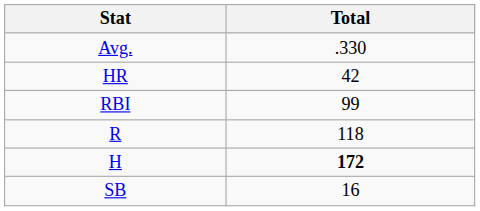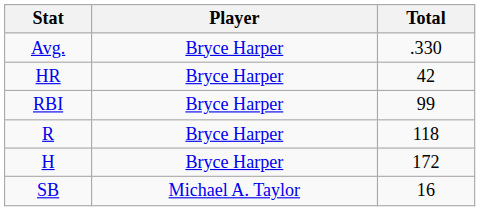+ column: (234, 18)
(350, 162) bold -> (426, 162) normal
